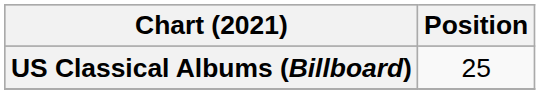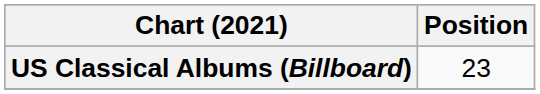(476, 67) 25 -> (476, 67) 23
